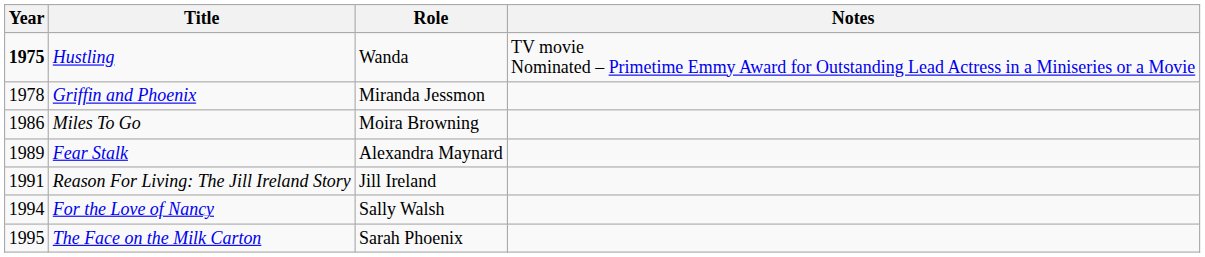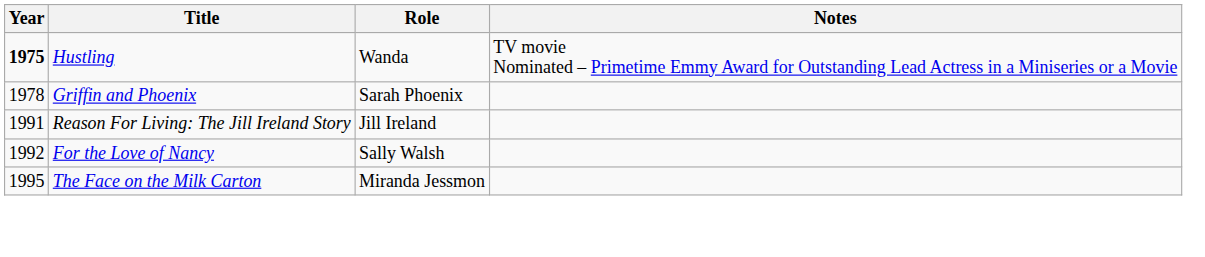(422, 95) Miranda Jessmon -> (411, 95) Sarah Phoenix
- row: (97, 124)
- row: (90, 152)
(27, 209) 1994 -> (27, 152) 1992
(411, 237) Sarah Phoenix -> (422, 180) Miranda Jessmon
